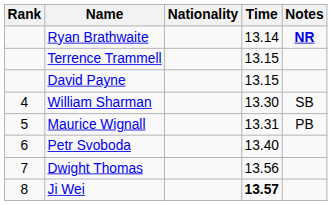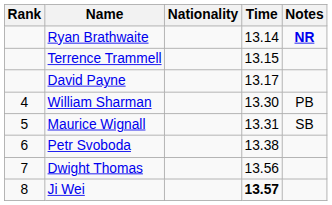(262, 80) 13.15 -> (262, 80) 13.17
(304, 102) SB -> (304, 102) PB
(304, 124) PB -> (304, 124) SB
(262, 146) 13.40 -> (262, 146) 13.38
